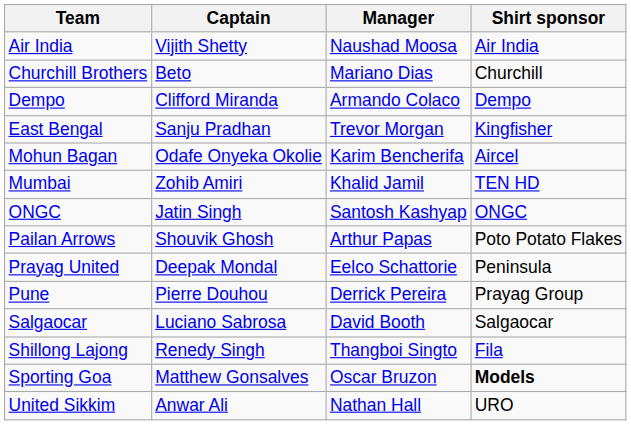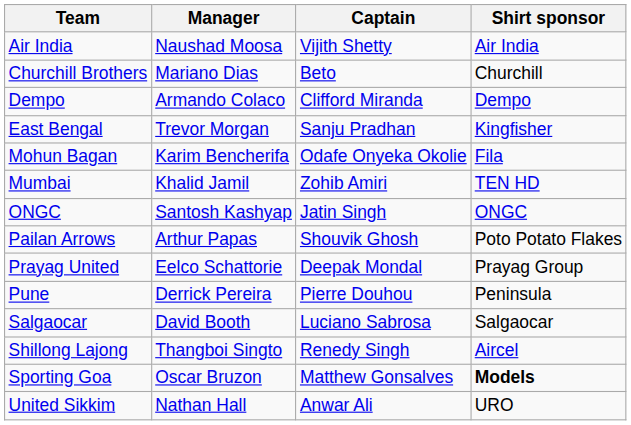columns swapped: (398, 18) <-> (239, 18)
(497, 156) Aircel -> (489, 156) Fila
(513, 267) Peninsula -> (529, 267) Prayag Group
(529, 294) Prayag Group -> (513, 294) Peninsula
(489, 350) Fila -> (497, 350) Aircel
